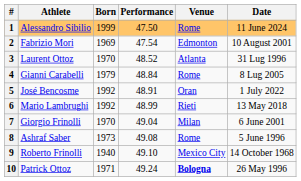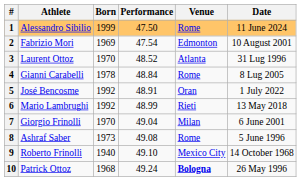(106, 75) 1979 -> (106, 75) 1978
(106, 169) 1971 -> (106, 169) 1968
